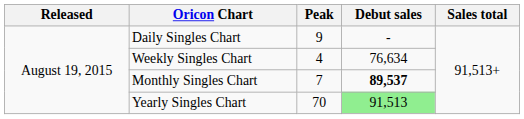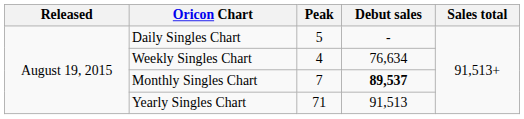(319, 37) 9 -> (319, 37) 5
(319, 102) 70 -> (319, 102) 71
(388, 102) lightgreen background -> (388, 102) no background
